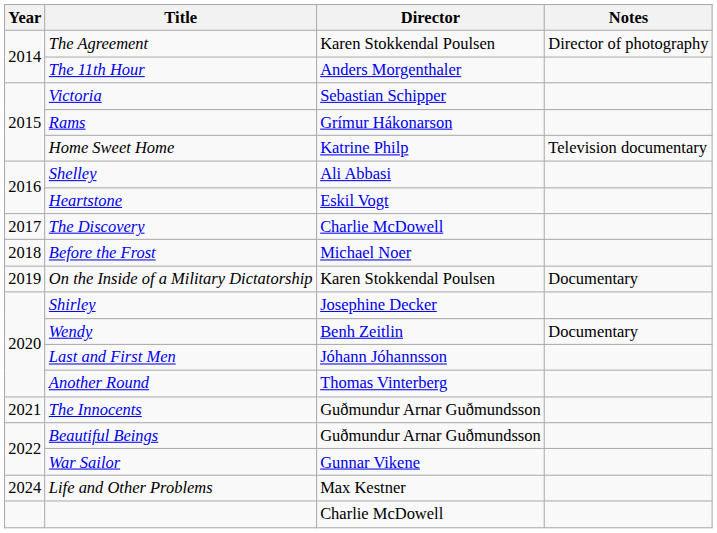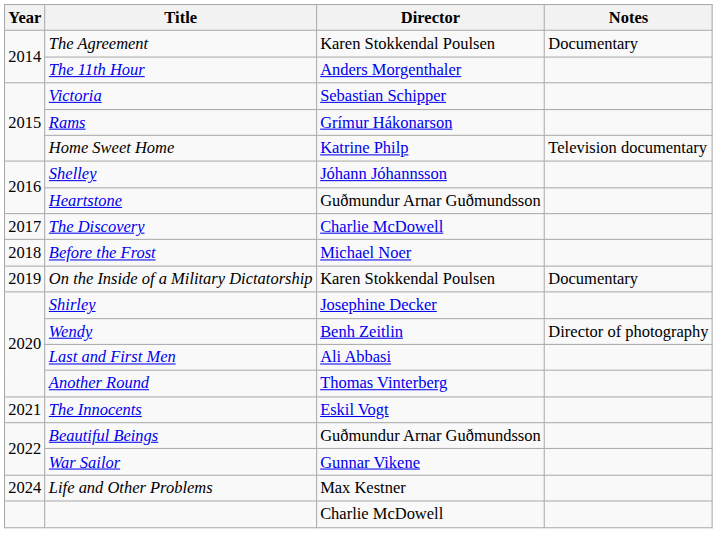(628, 43) Director of photography -> (593, 43) Documentary
(356, 174) Ali Abbasi -> (384, 174) Jóhann Jóhannsson
(354, 200) Eskil Vogt -> (430, 200) Guðmundur Arnar Guðmundsson
(593, 331) Documentary -> (628, 331) Director of photography
(384, 357) Jóhann Jóhannsson -> (356, 357) Ali Abbasi
(430, 409) Guðmundur Arnar Guðmundsson -> (354, 409) Eskil Vogt
